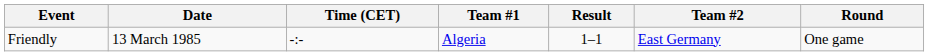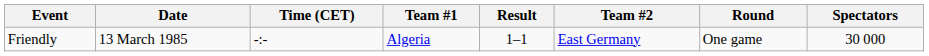+ column: (865, 16)
